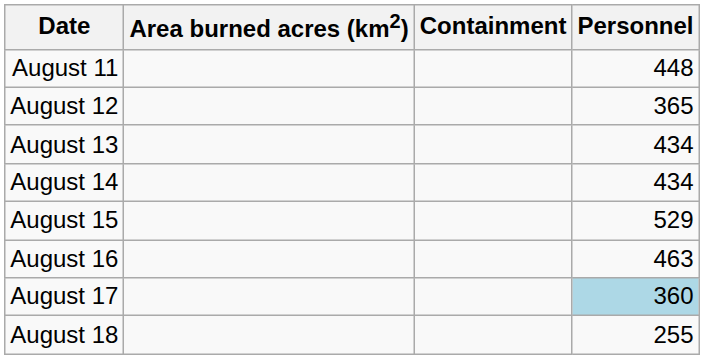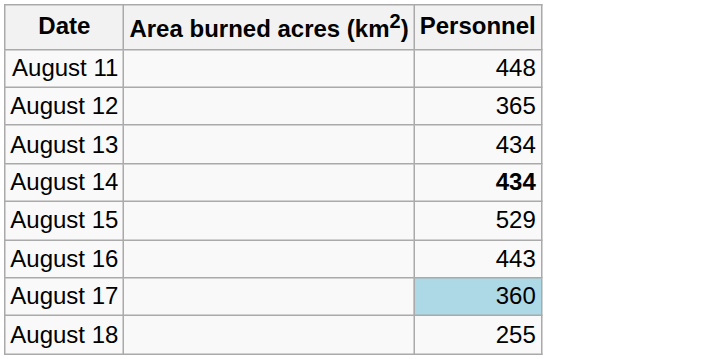- column: (493, 26)
(673, 182) normal -> (516, 182) bold
(673, 258) 463 -> (516, 258) 443
